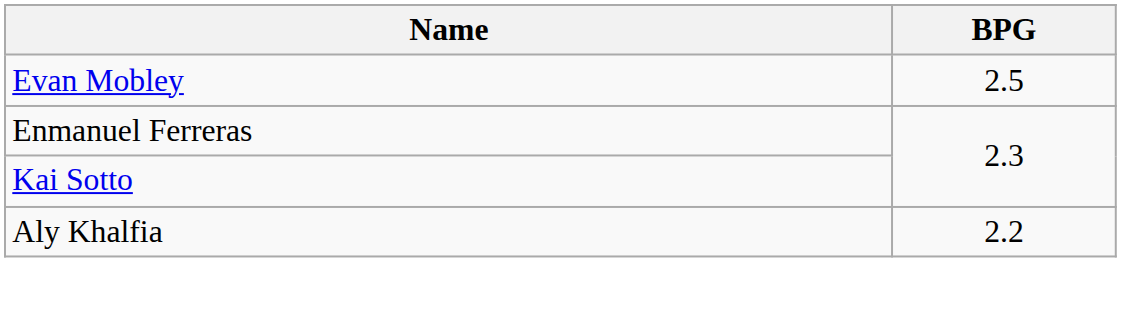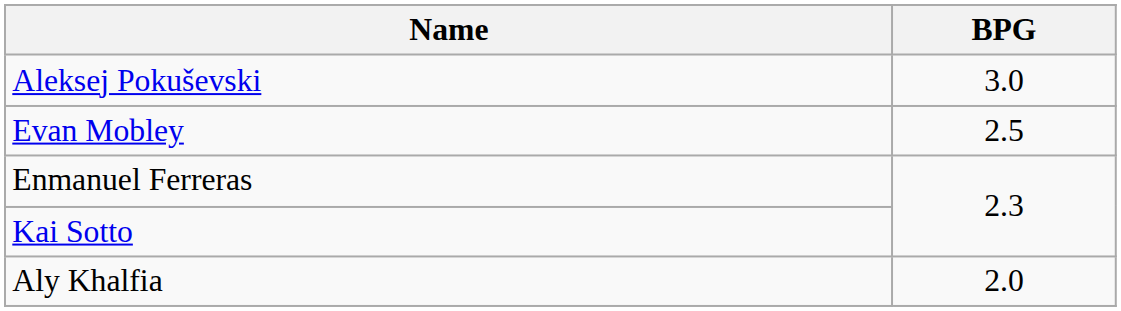+ row: (137, 79)
(1004, 230) 2.2 -> (1004, 280) 2.0
